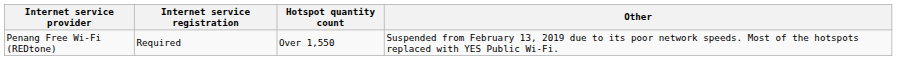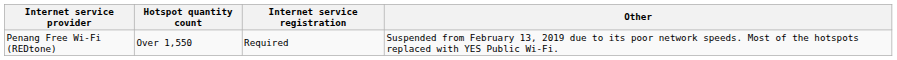columns swapped: (330, 17) <-> (205, 17)
